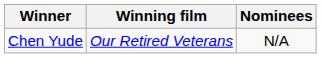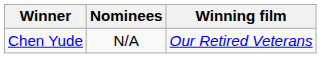columns swapped: (161, 16) <-> (276, 16)
